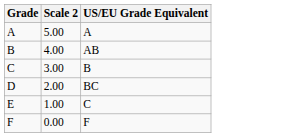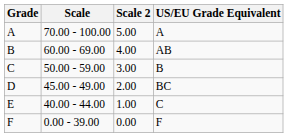+ column: (77, 13)
